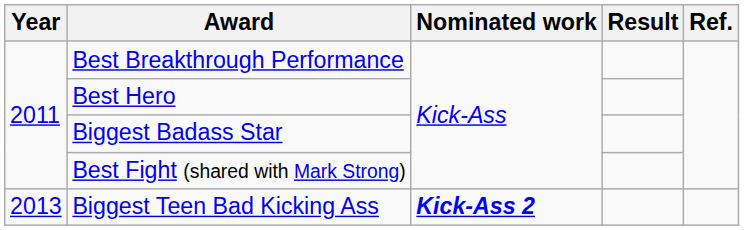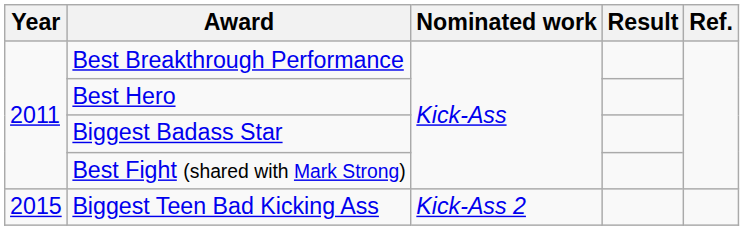(36, 206) 2013 -> (36, 206) 2015
(476, 206) bold -> (471, 206) normal
